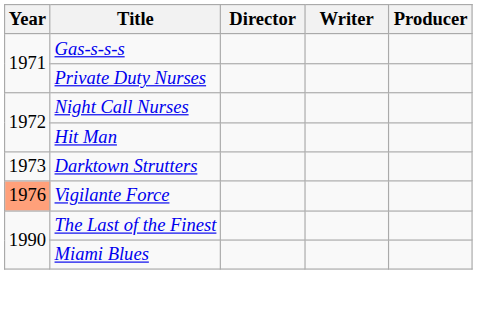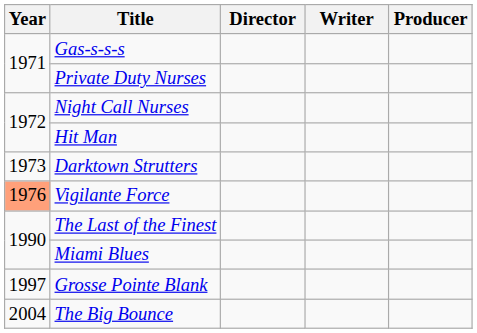+ row: (131, 284)
+ row: (114, 313)
